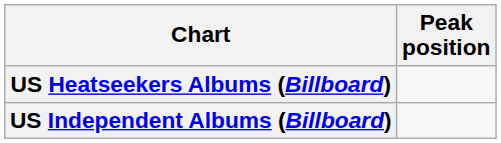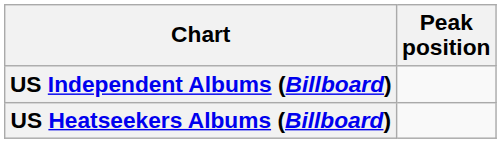rows swapped: (201, 84) <-> (201, 120)
